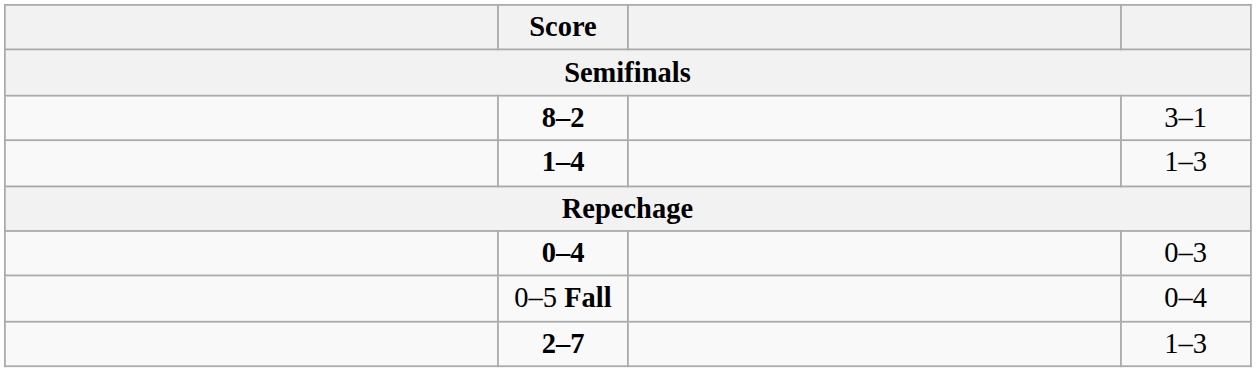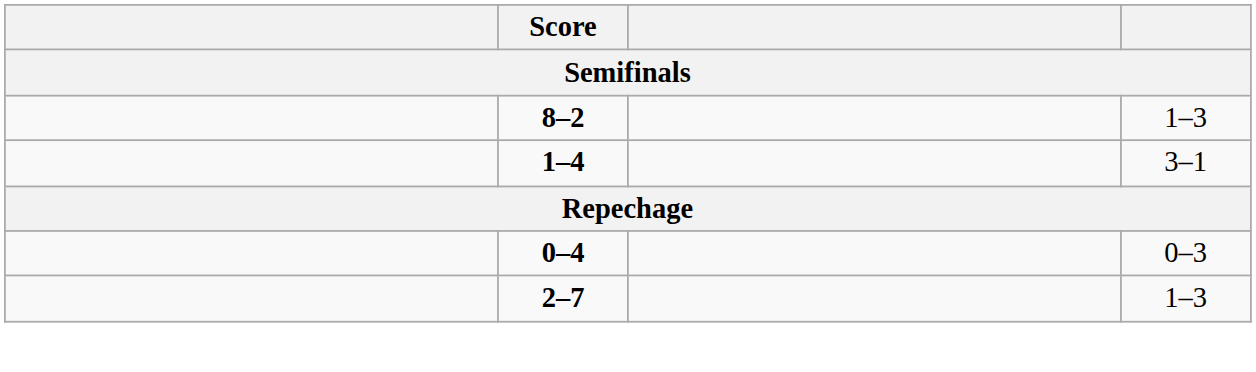(1186, 117) 3–1 -> (1186, 117) 1–3
(1186, 162) 1–3 -> (1186, 162) 3–1
- row: (563, 298)
